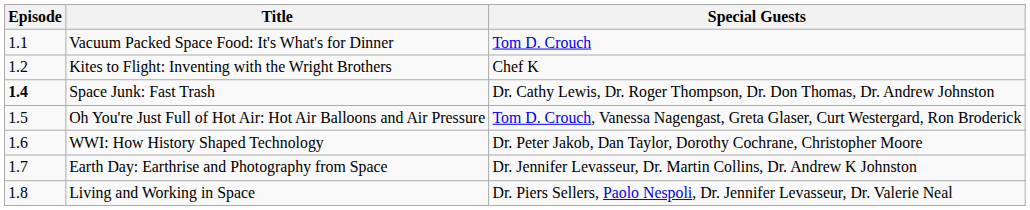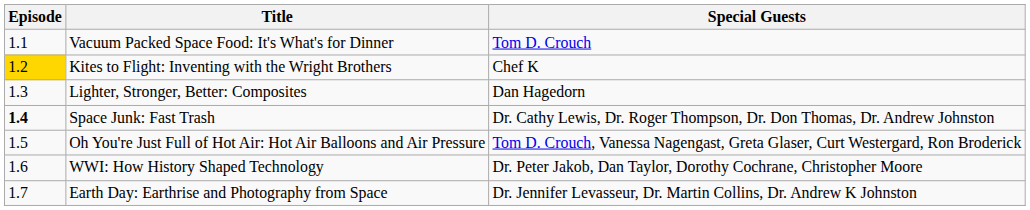(18, 67) no background -> (18, 67) gold background
+ row: (188, 92)
- row: (162, 192)
